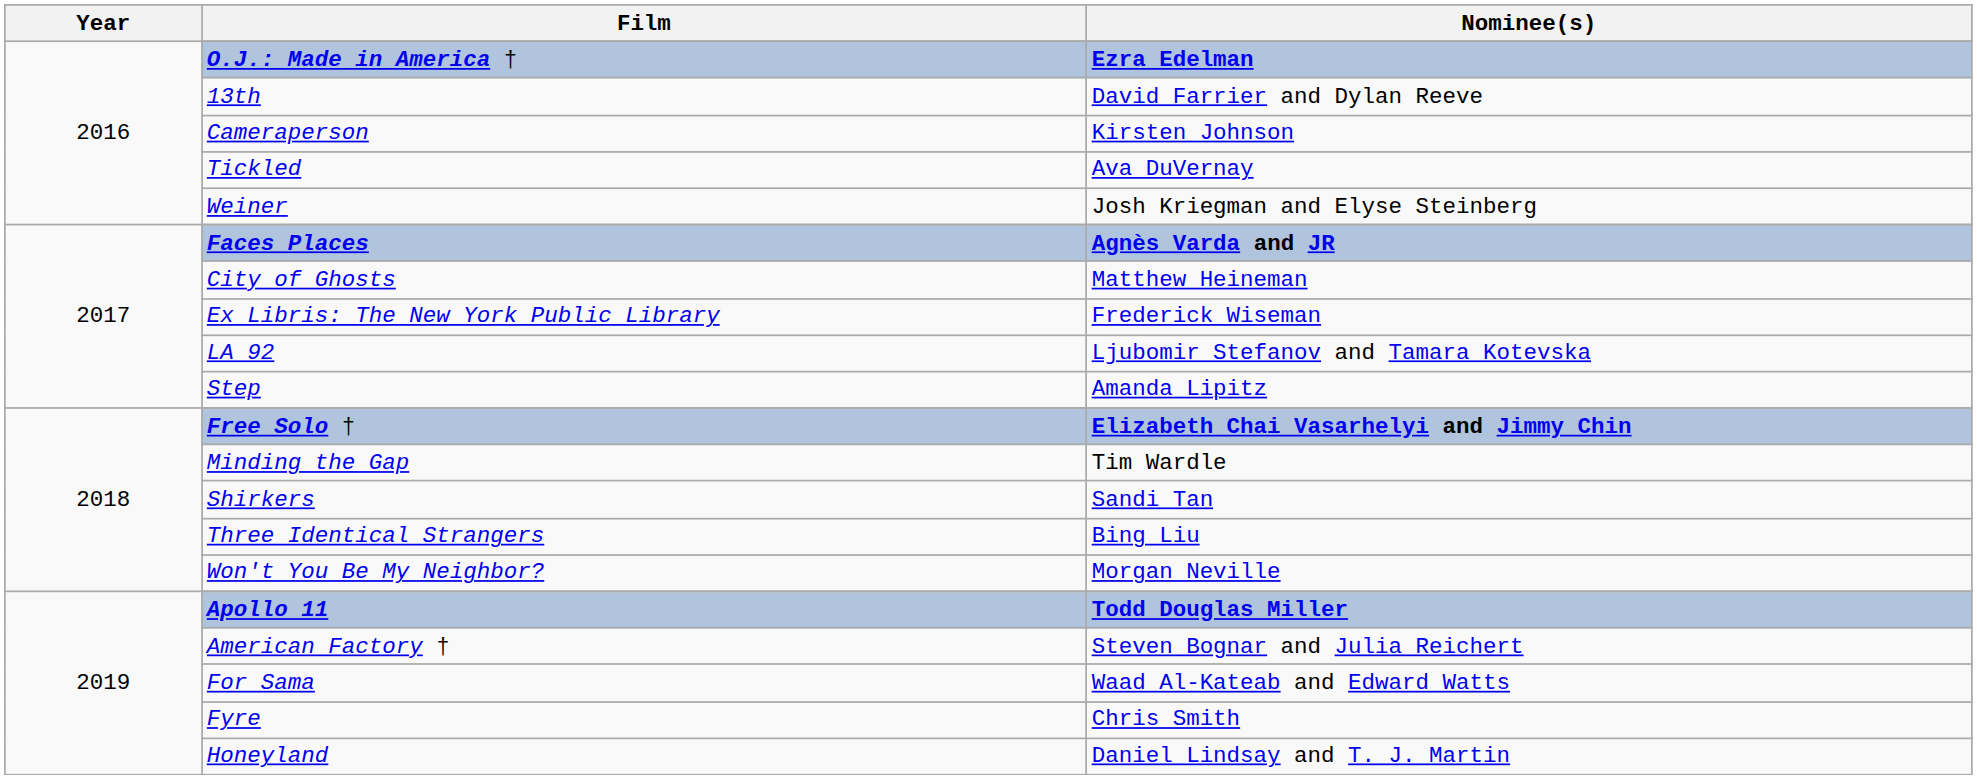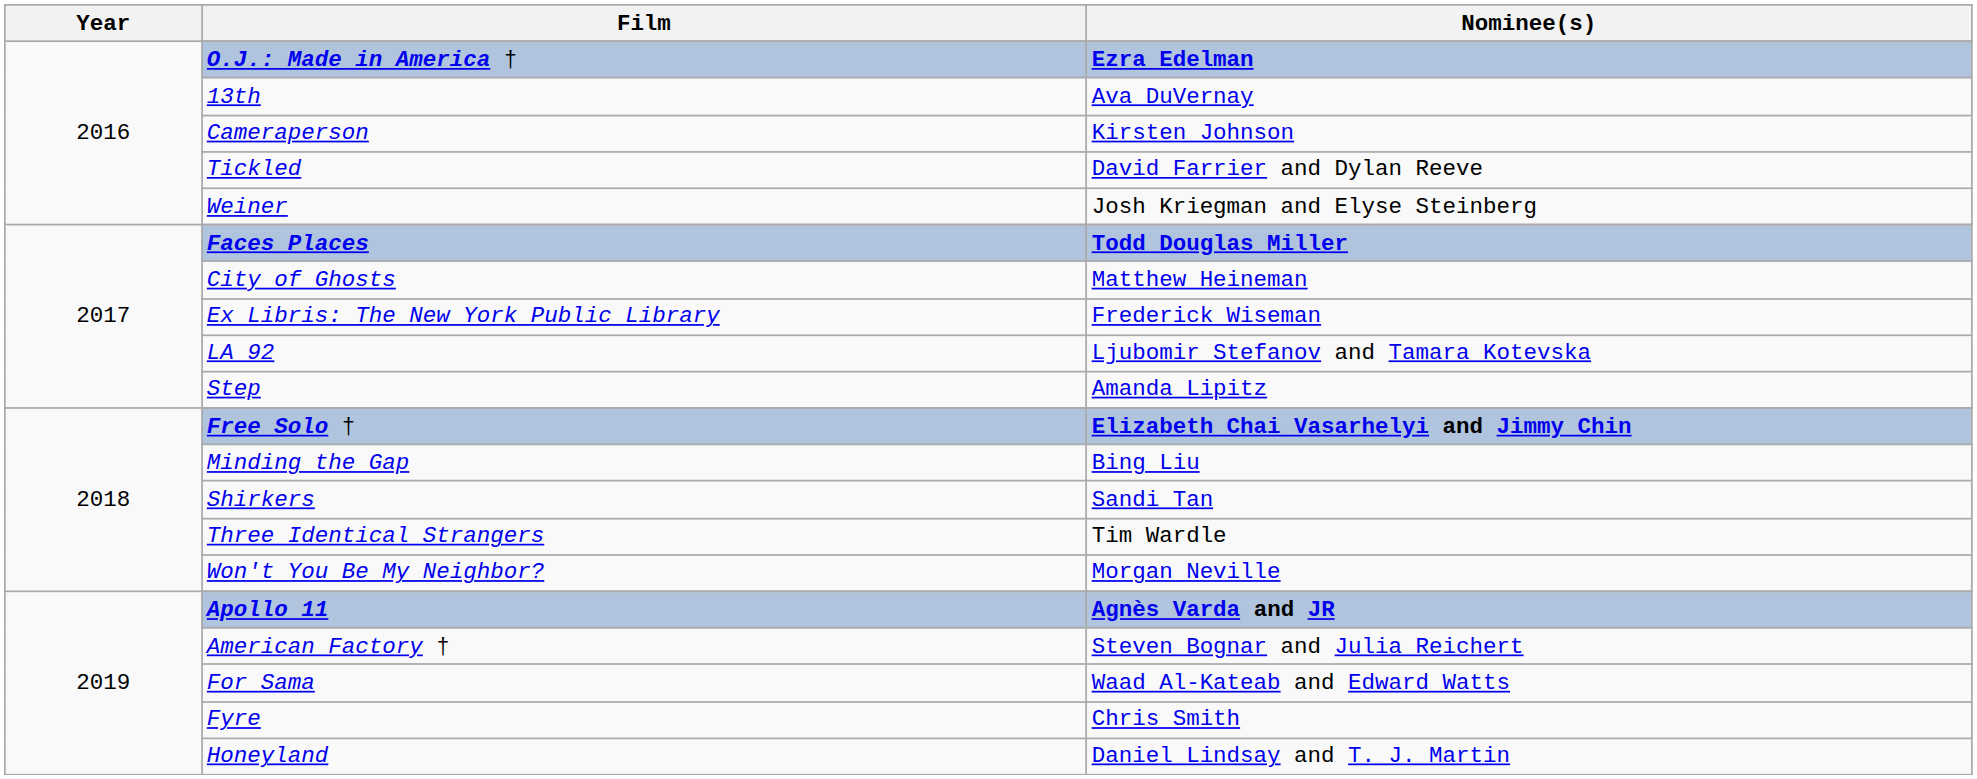(1287, 97) David Farrier and Dylan Reeve -> (1173, 97) Ava DuVernay
(1173, 170) Ava DuVernay -> (1287, 170) David Farrier and Dylan Reeve
(1213, 243) Agnès Varda and JR -> (1220, 243) Todd Douglas Miller
(1159, 463) Tim Wardle -> (1146, 463) Bing Liu
(1146, 536) Bing Liu -> (1159, 536) Tim Wardle
(1220, 610) Todd Douglas Miller -> (1213, 610) Agnès Varda and JR
